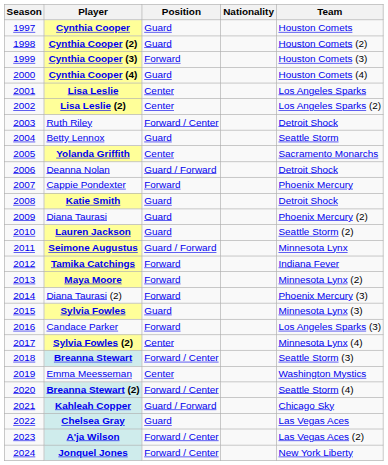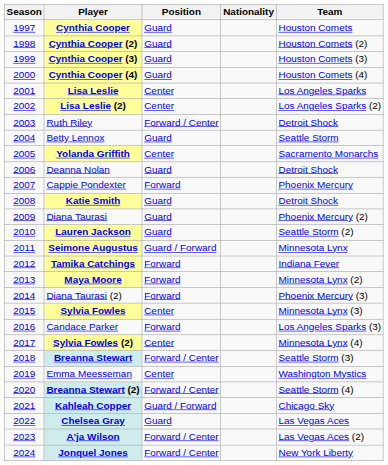(162, 59) Forward -> (158, 59) Guard
(180, 169) Guard / Forward -> (158, 169) Guard
(158, 311) Guard -> (159, 311) Center
